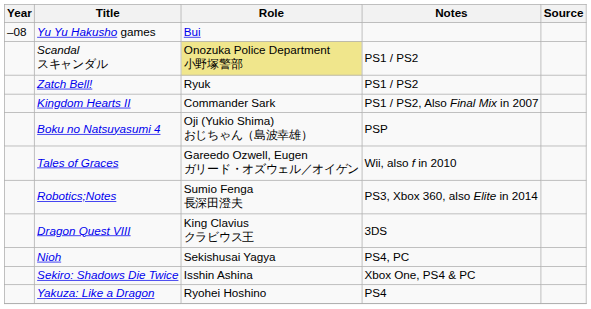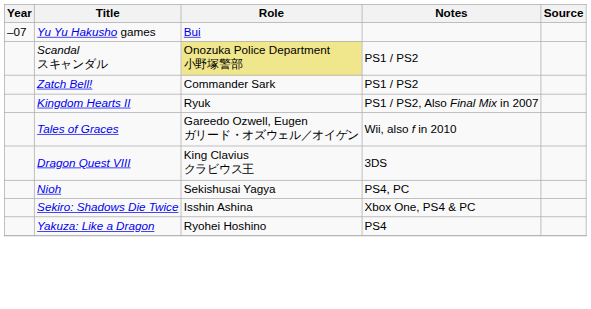(17, 32) –08 -> (17, 32) –07
(197, 84) Ryuk -> (230, 84) Commander Sark
(230, 103) Commander Sark -> (197, 103) Ryuk
- row: (99, 129)
- row: (77, 197)
